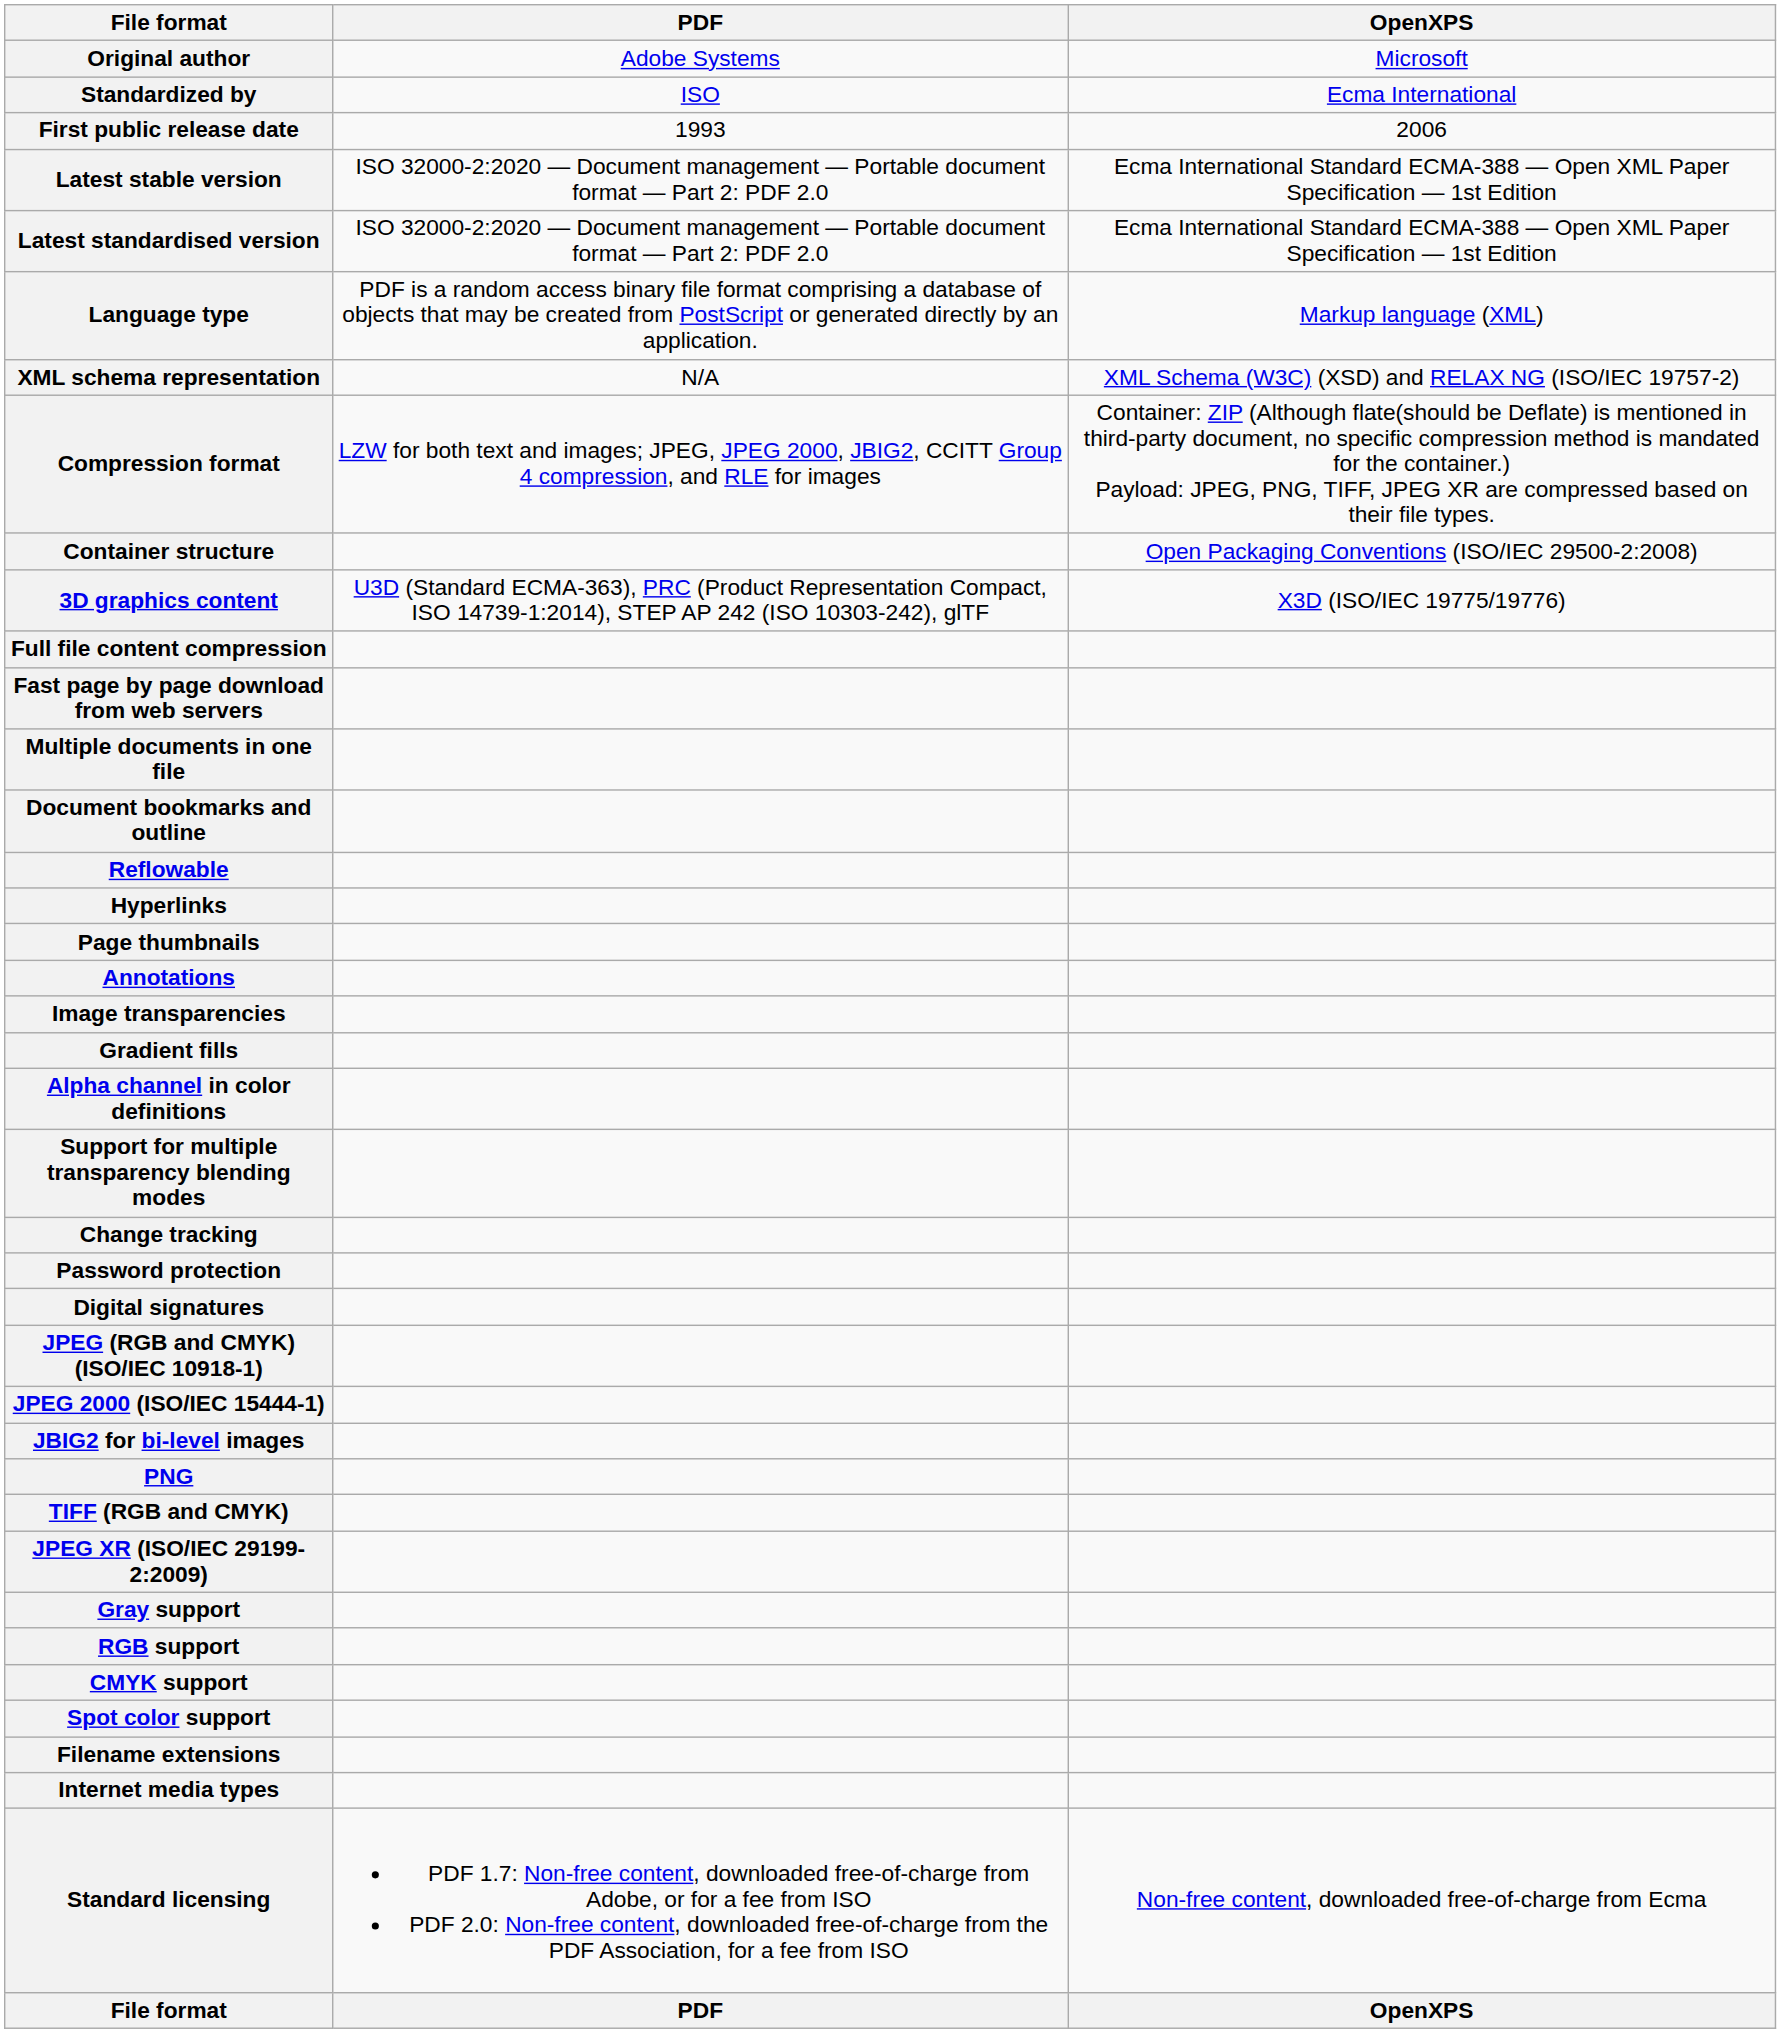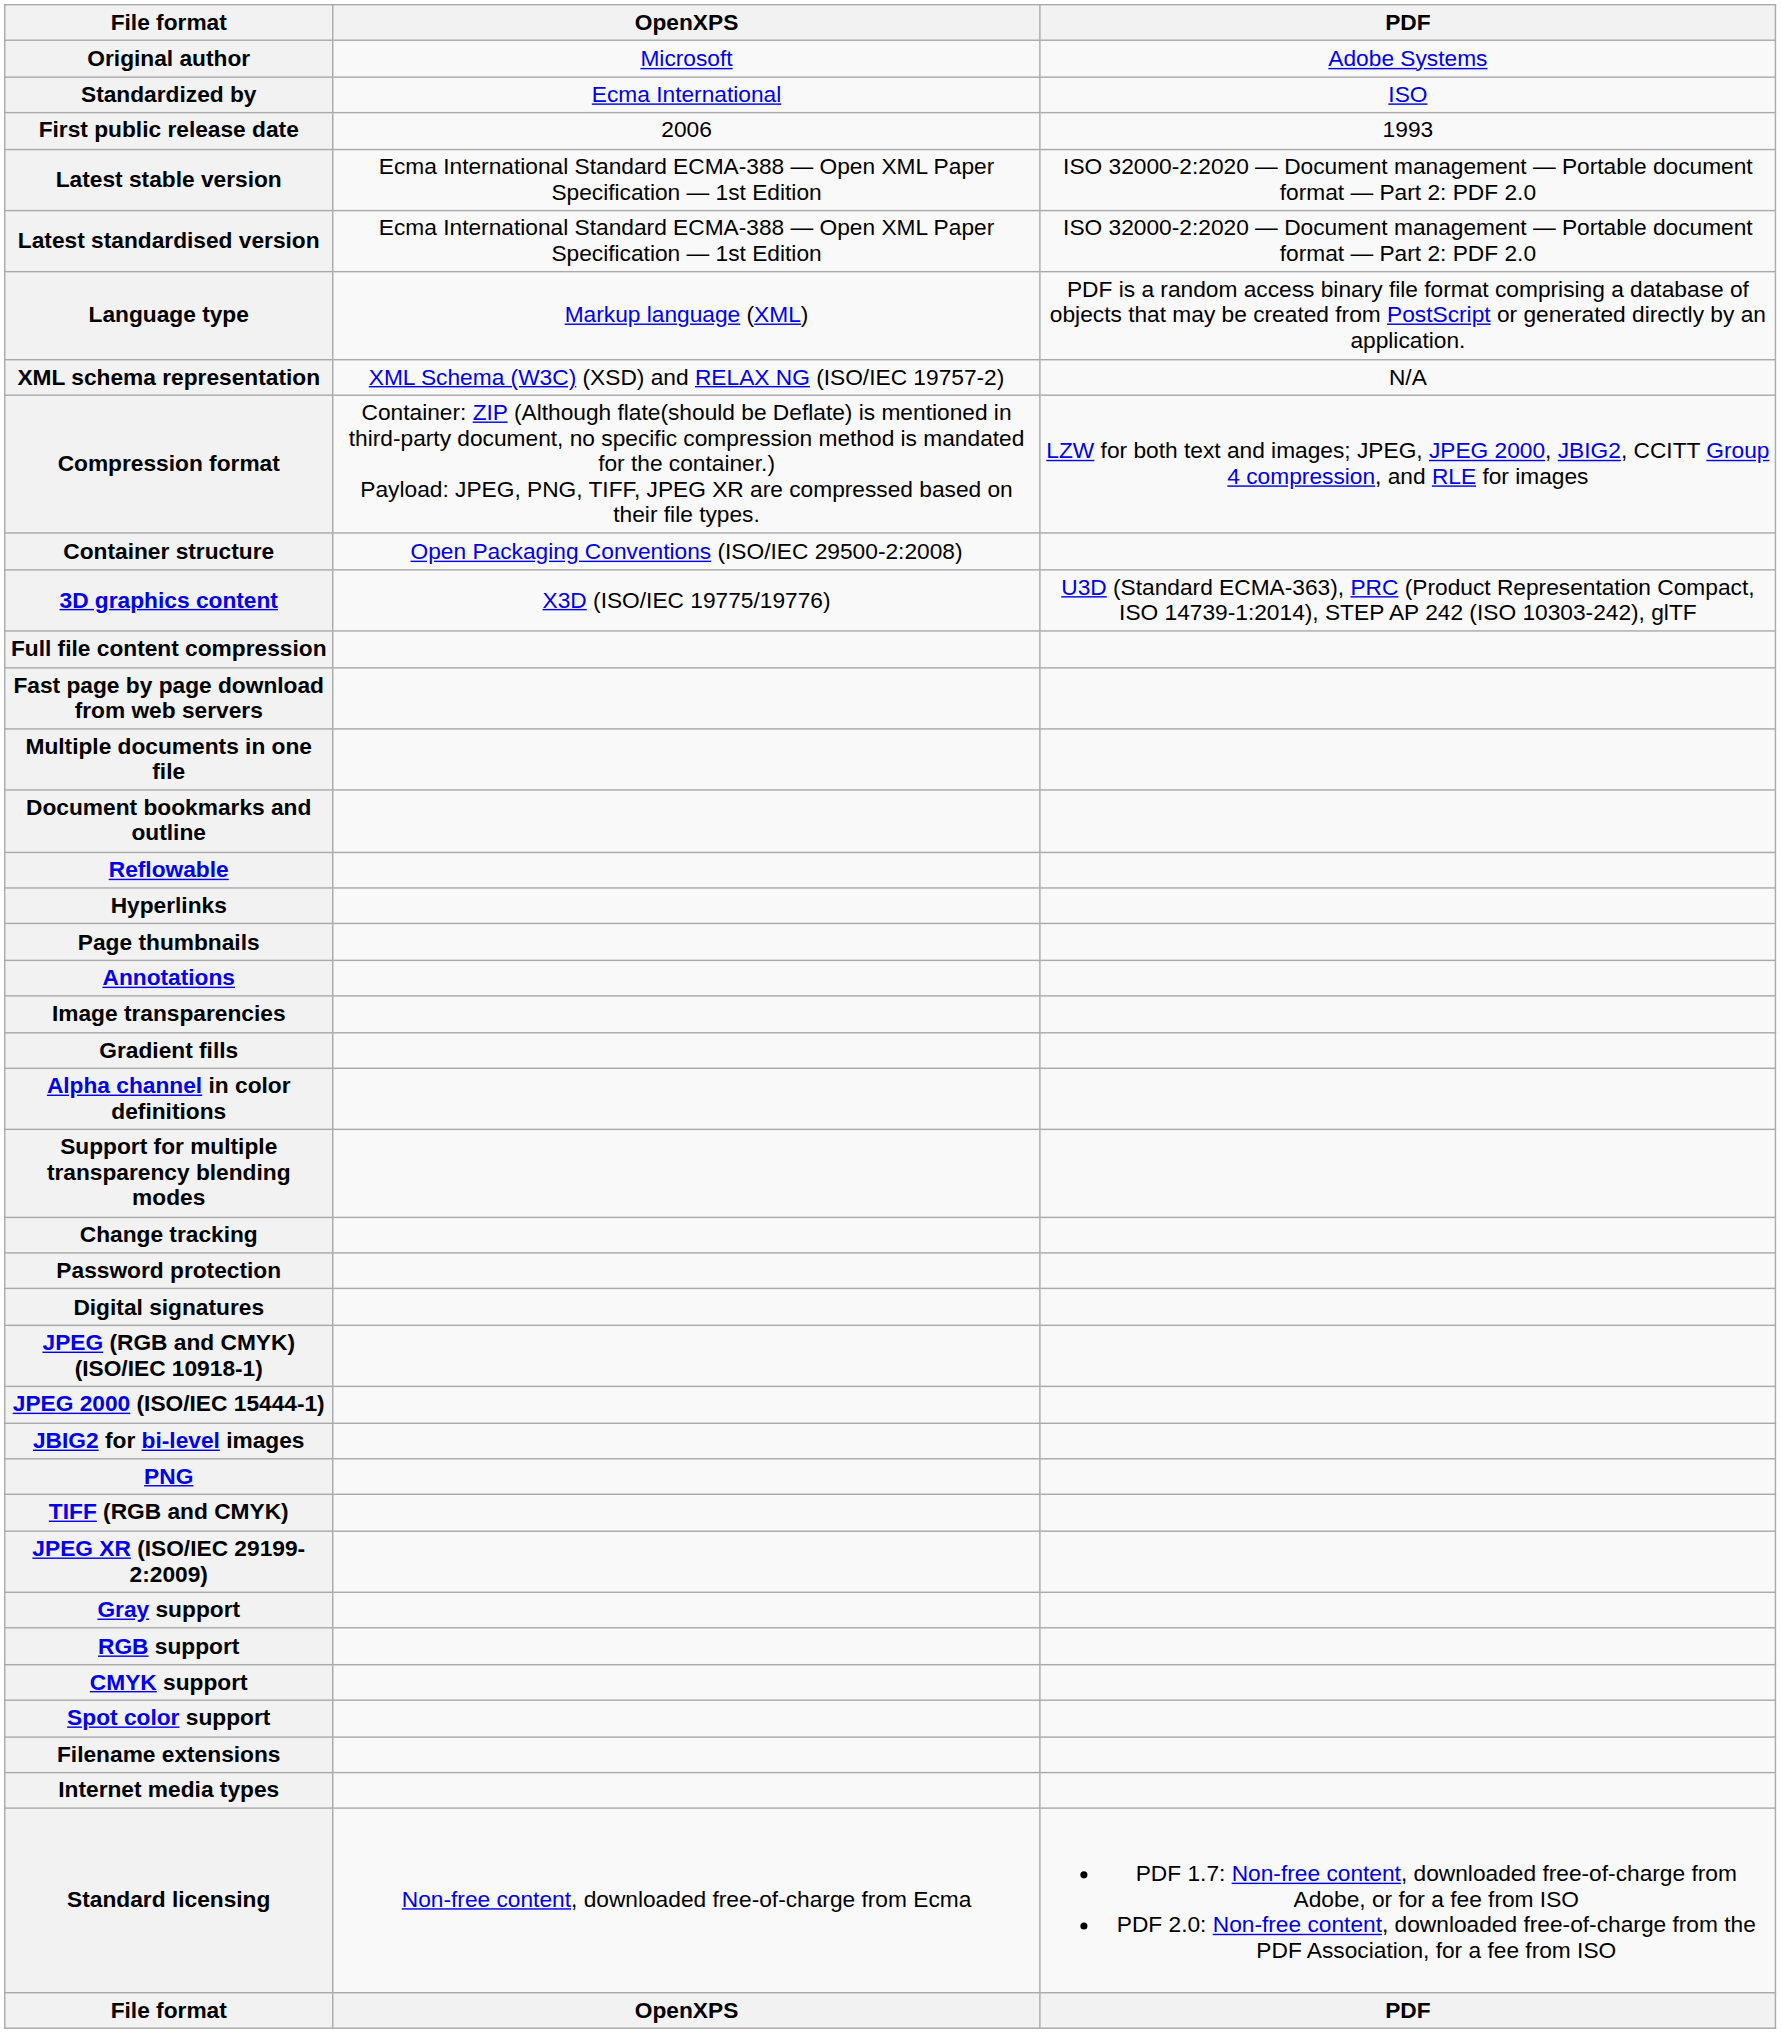columns swapped: (1422, 22) <-> (700, 22)
